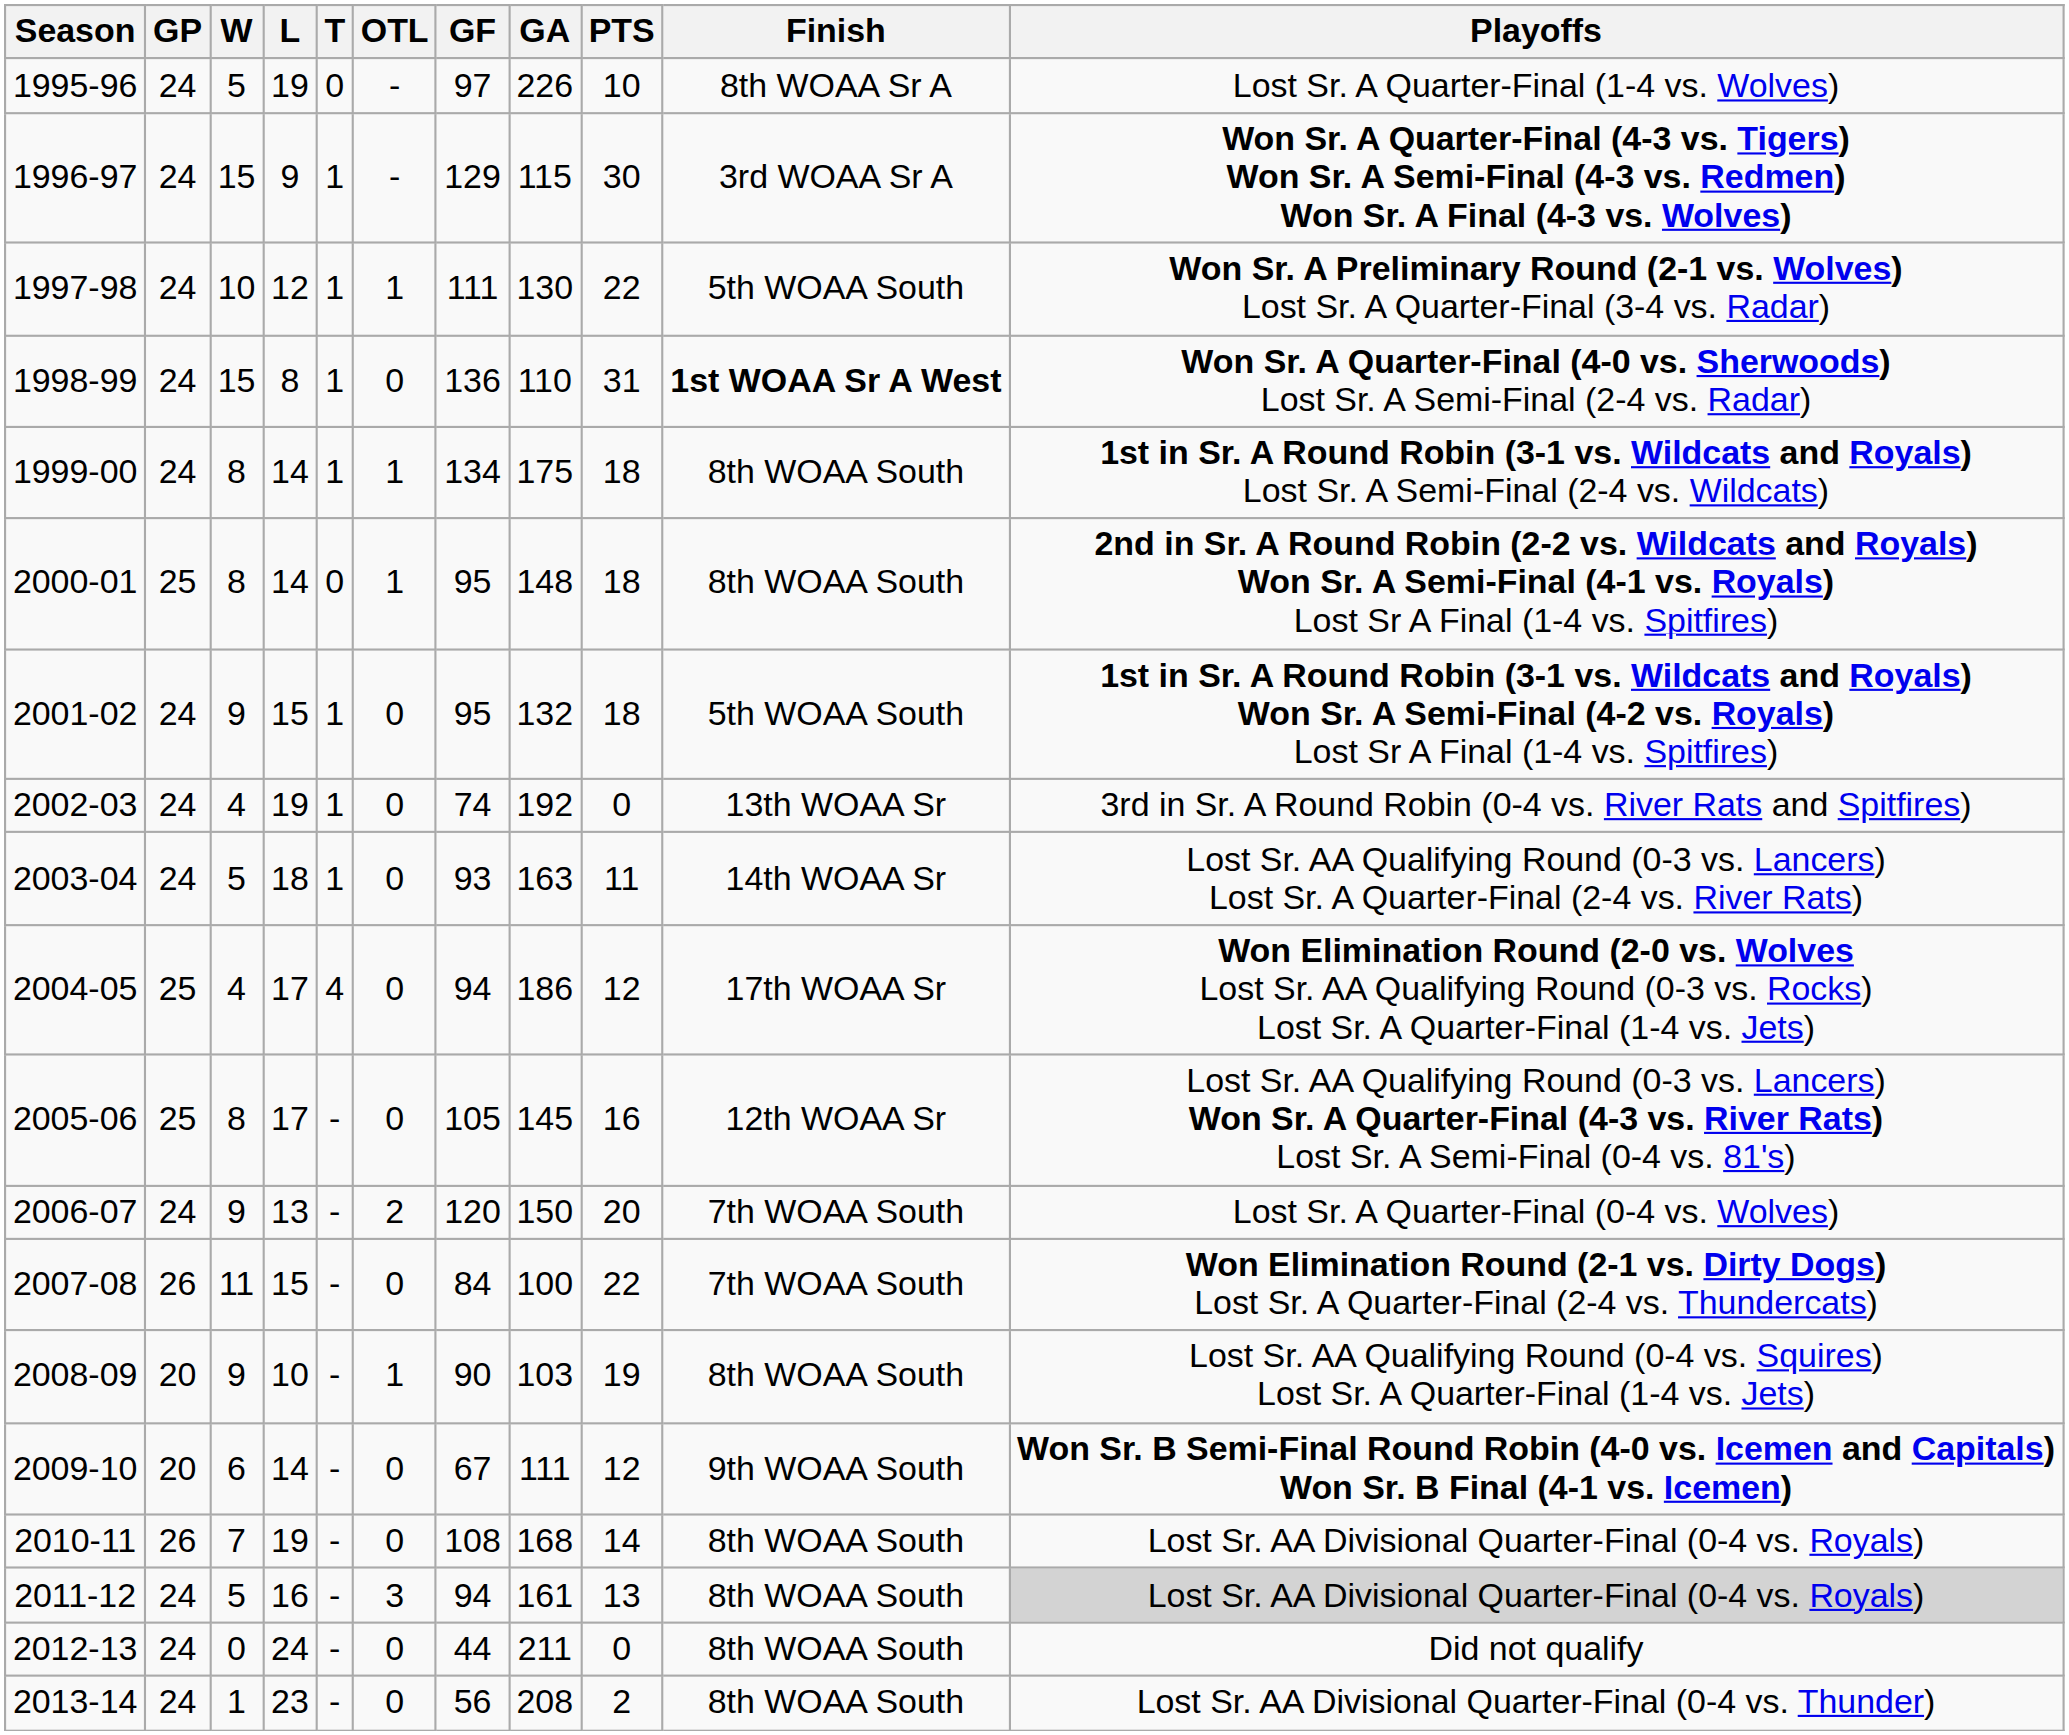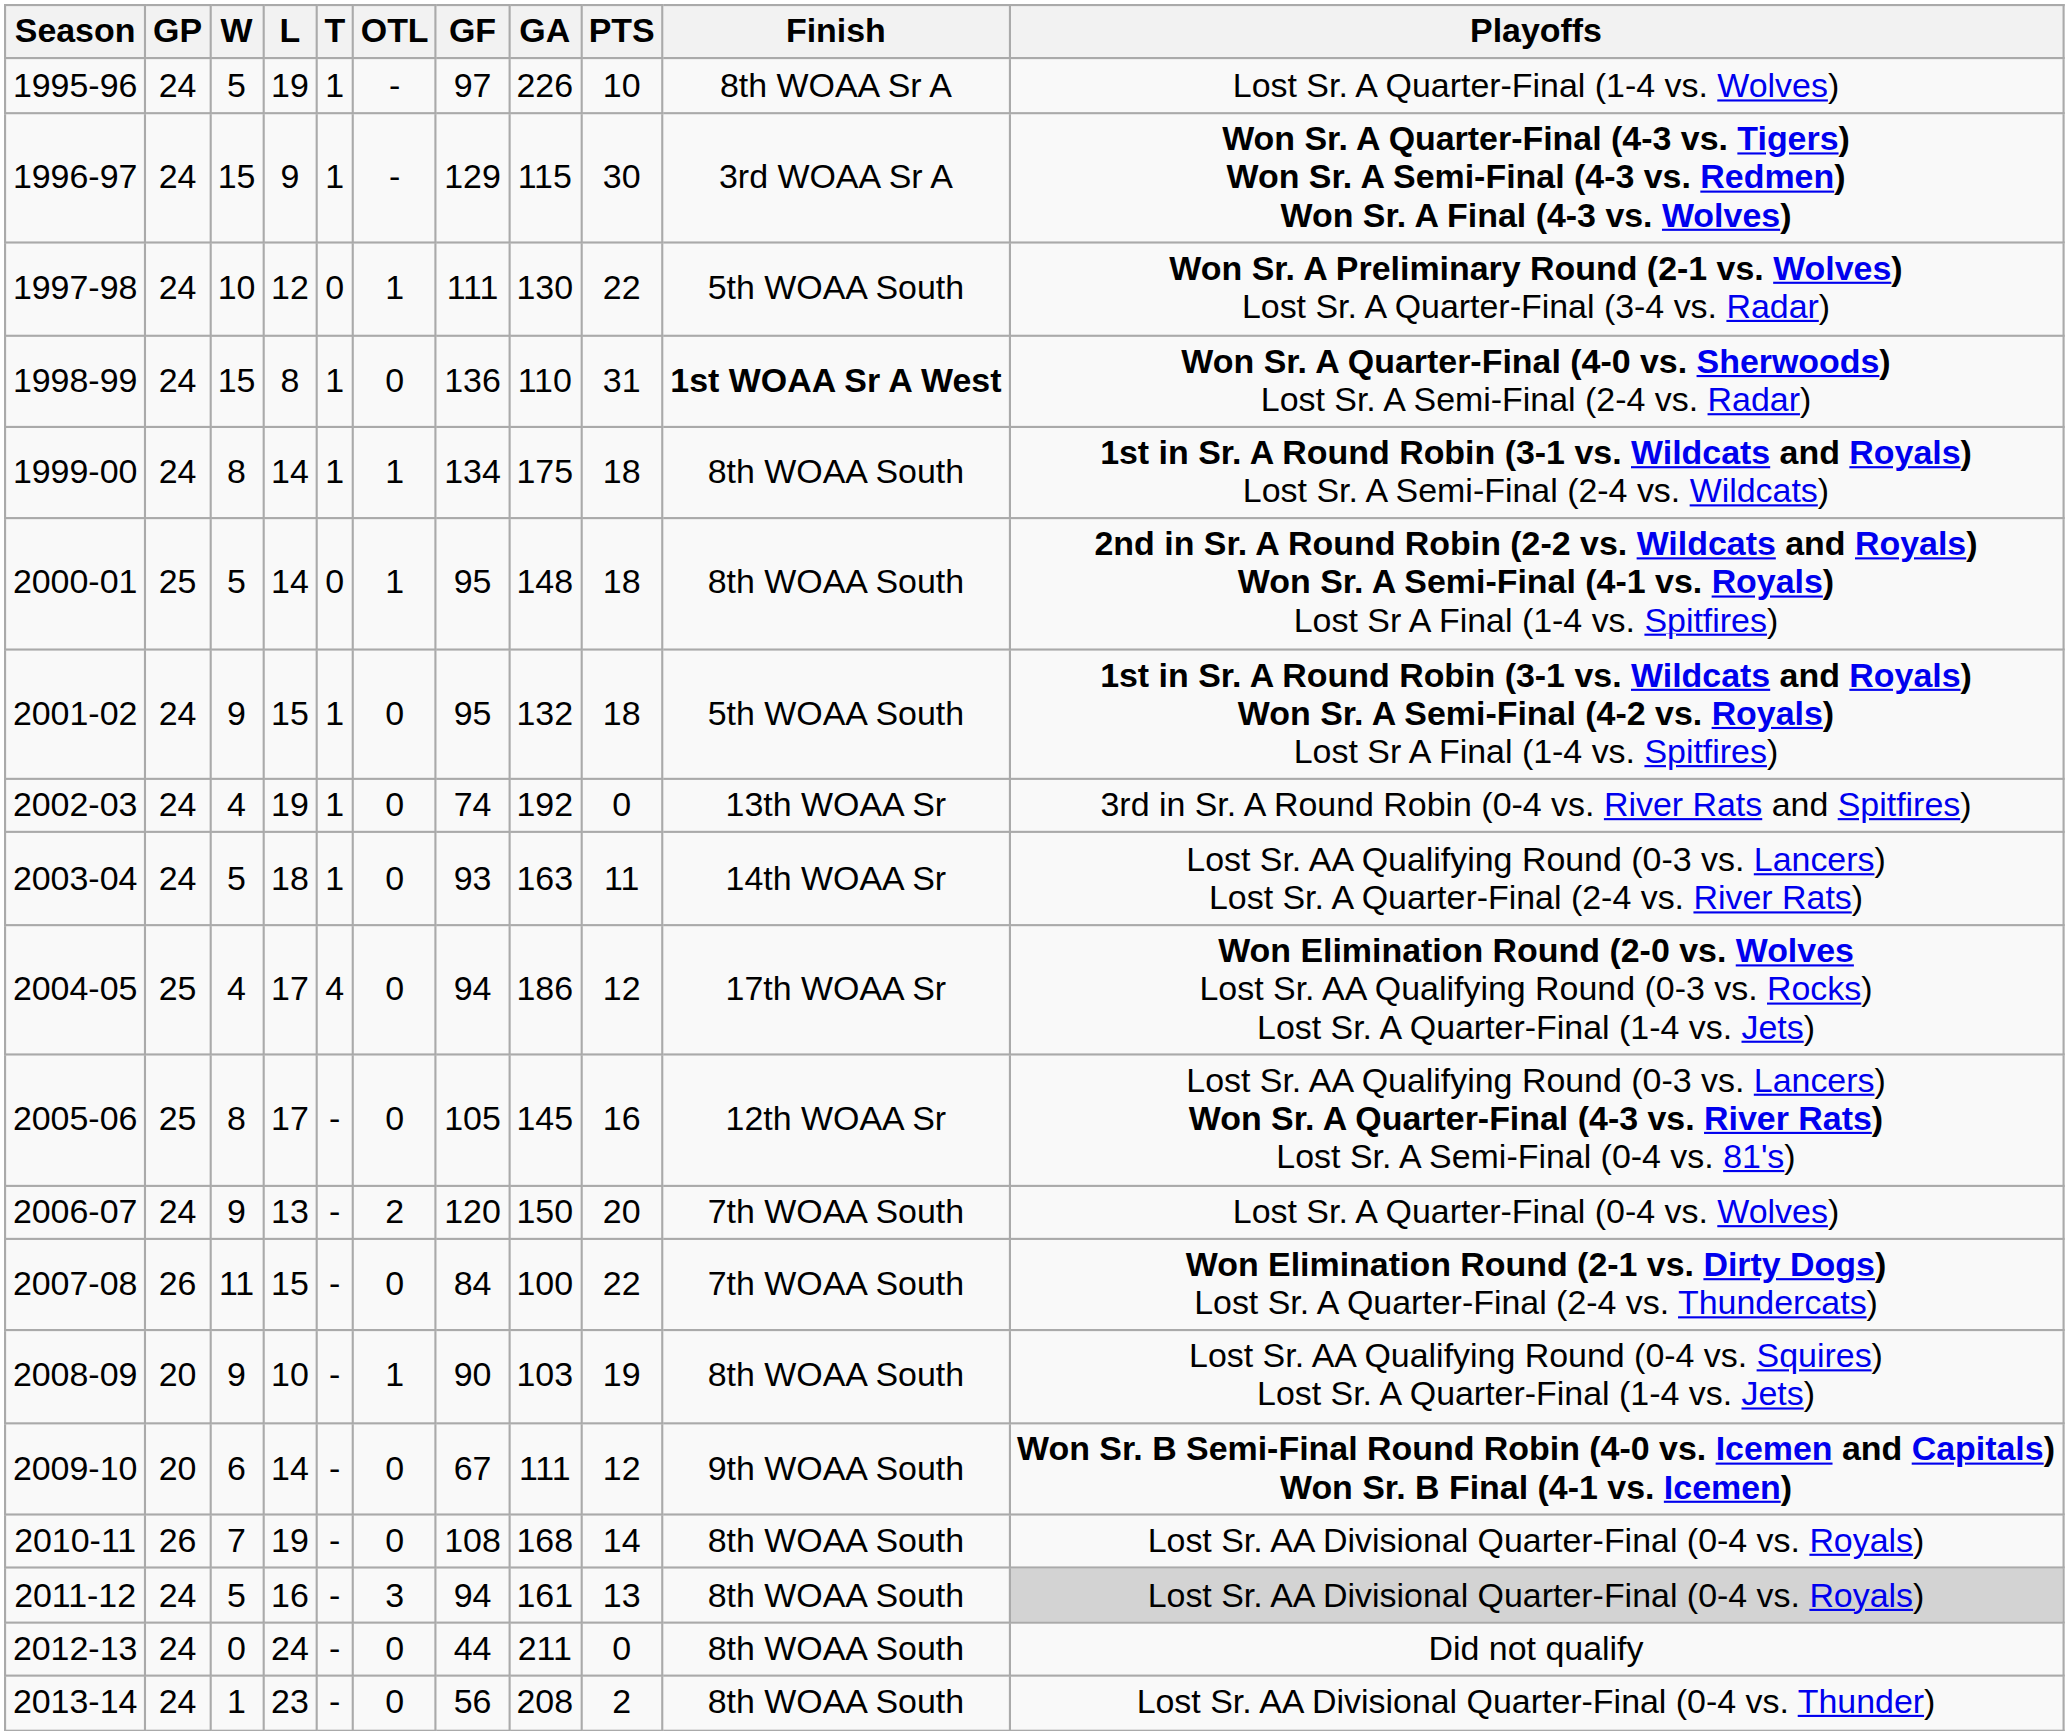(335, 85) 0 -> (335, 85) 1
(335, 288) 1 -> (335, 288) 0
(237, 583) 8 -> (237, 583) 5
